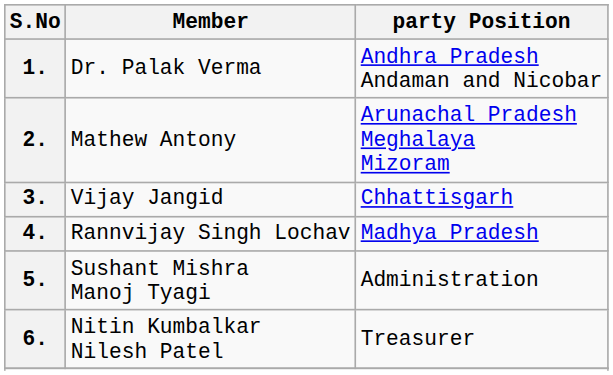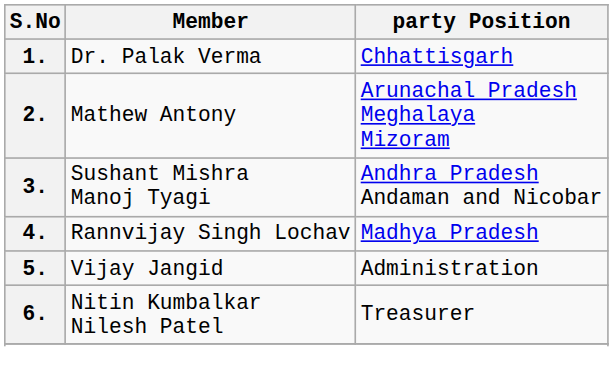(482, 69) Andhra Pradesh Andaman and Nicobar -> (437, 57) Chhattisgarh
(147, 199) Vijay Jangid -> (160, 187) Sushant Mishra Manoj Tyagi
(437, 199) Chhattisgarh -> (482, 187) Andhra Pradesh Andaman and Nicobar
(160, 280) Sushant Mishra Manoj Tyagi -> (147, 268) Vijay Jangid
